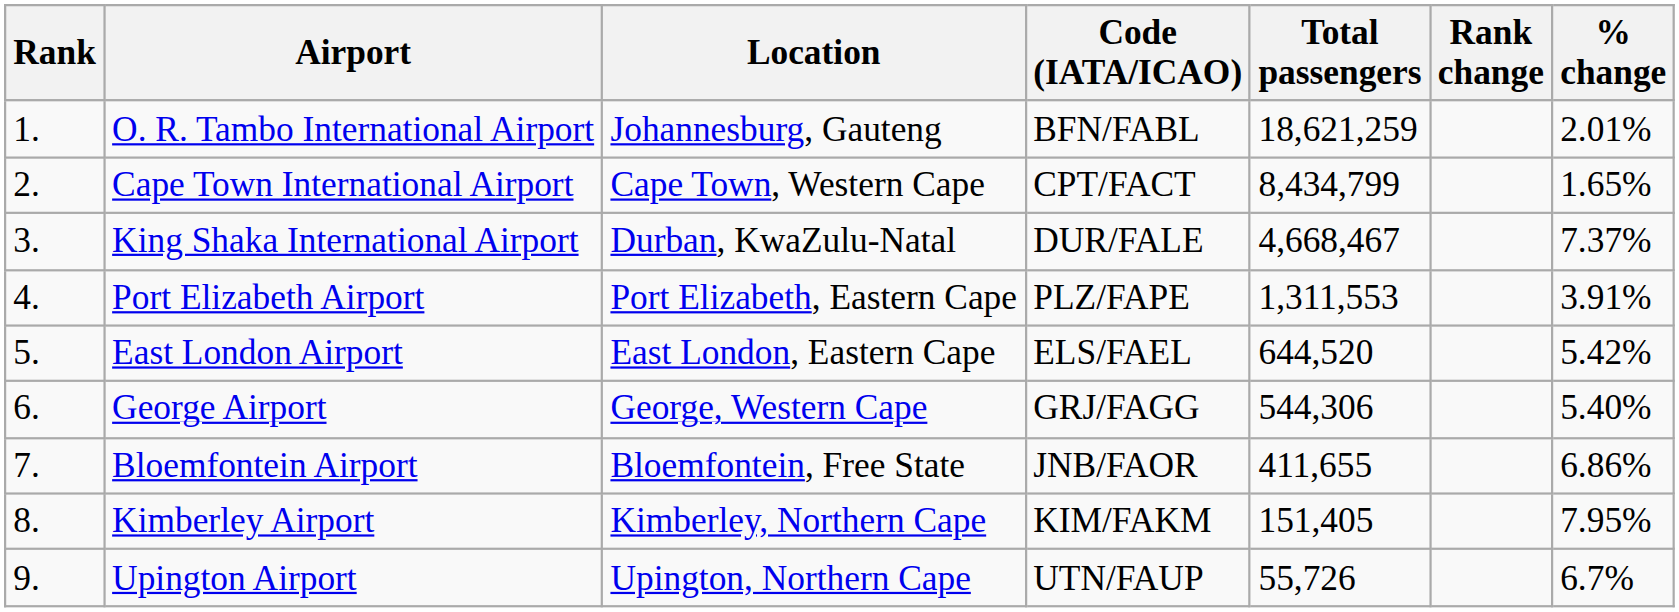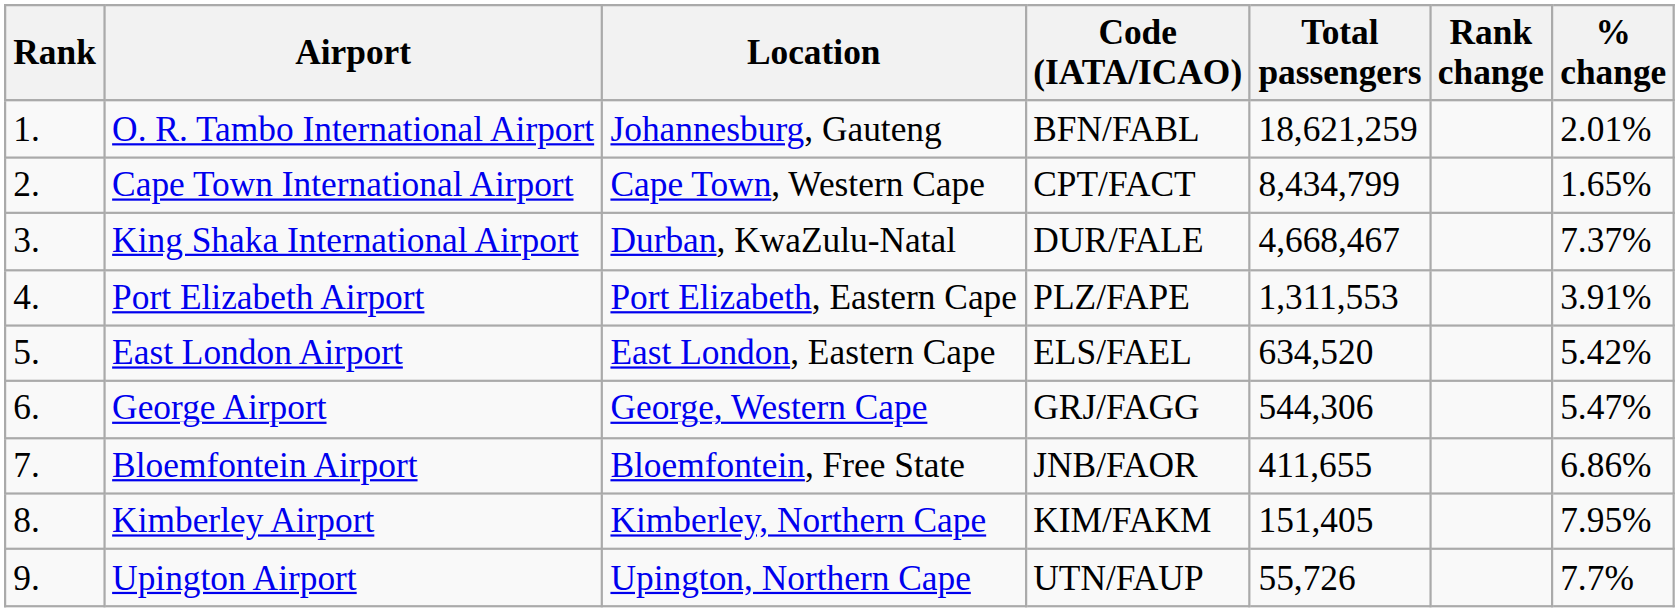(1316, 352) 644,520 -> (1316, 352) 634,520
(1606, 408) 5.40% -> (1606, 408) 5.47%
(1597, 577) 6.7% -> (1597, 577) 7.7%
